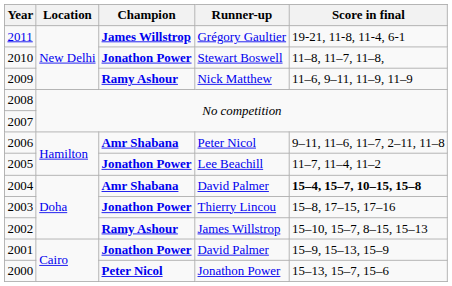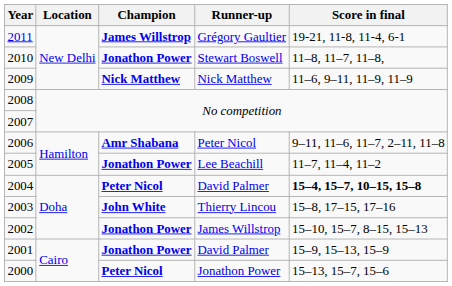(140, 79) Ramy Ashour -> (141, 79) Nick Matthew
(140, 185) Amr Shabana -> (132, 185) Peter Nicol
(147, 207) Jonathon Power -> (134, 207) John White
(140, 228) Ramy Ashour -> (147, 228) Jonathon Power
